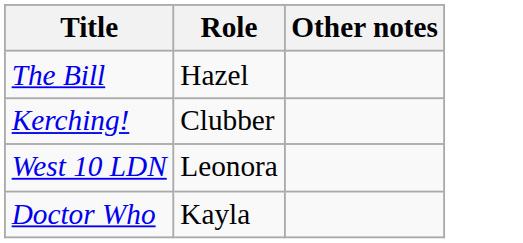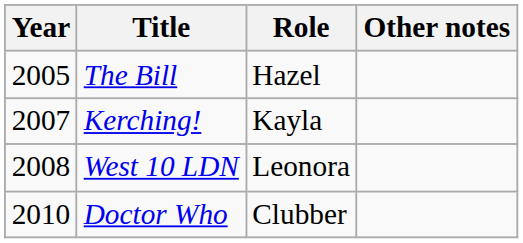+ column: (41, 27)
(227, 120) Clubber -> (287, 120) Kayla
(215, 213) Kayla -> (300, 213) Clubber
